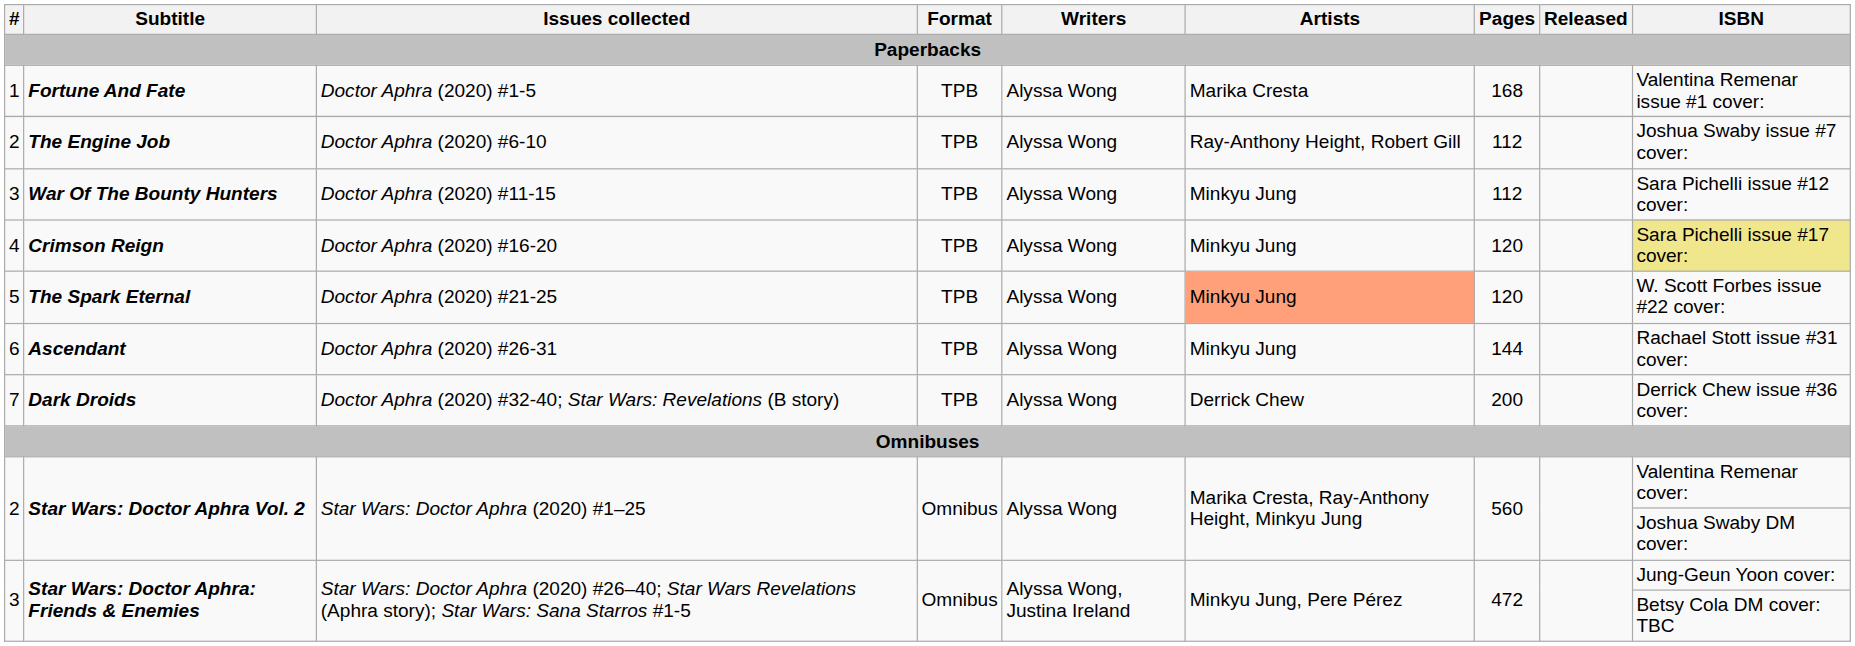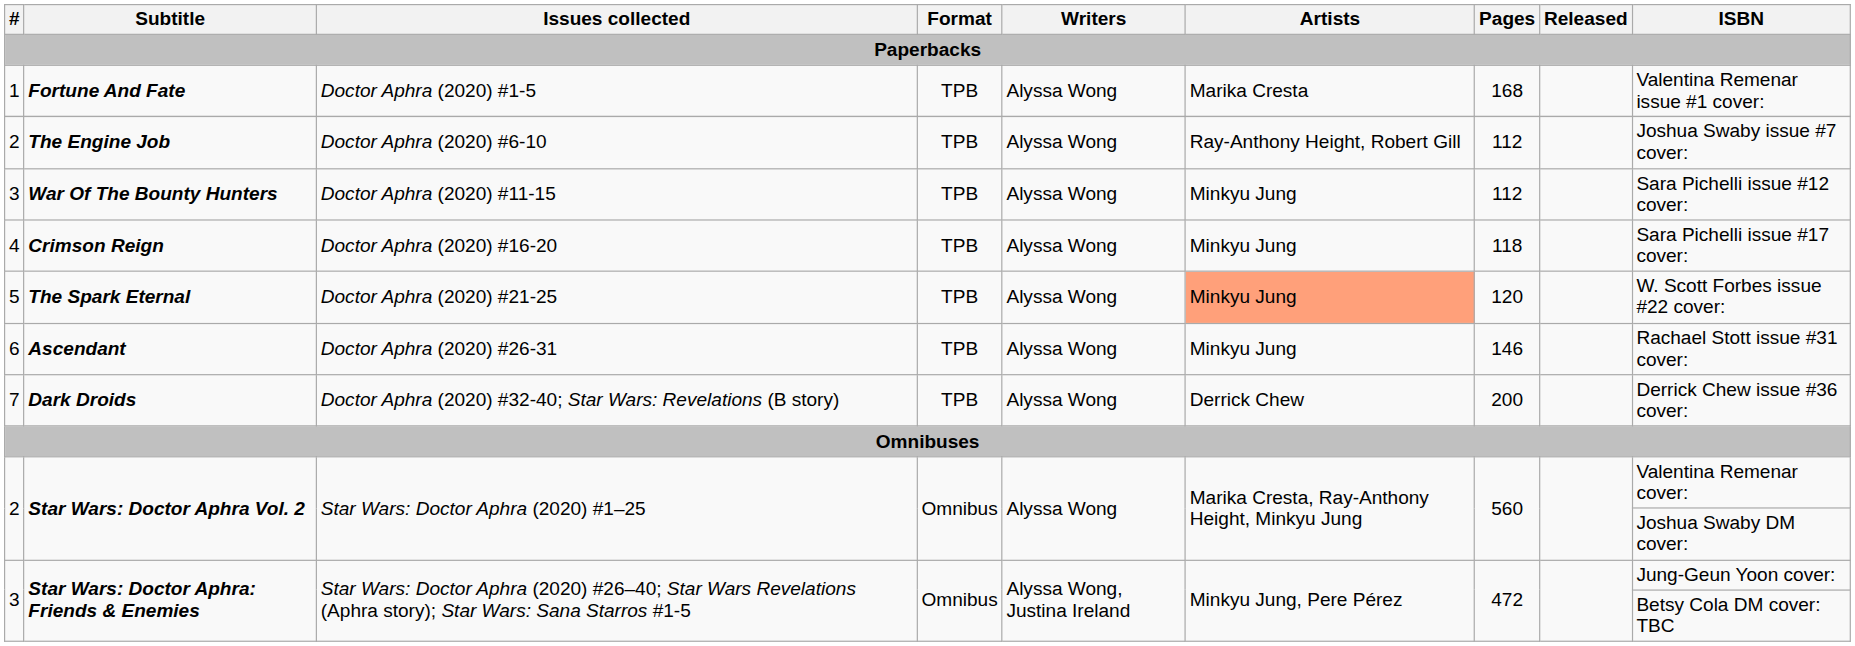(1507, 245) 120 -> (1507, 245) 118
(1733, 245) khaki background -> (1733, 245) no background
(1507, 348) 144 -> (1507, 348) 146
